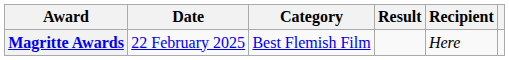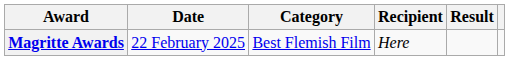columns swapped: (461, 17) <-> (400, 17)
